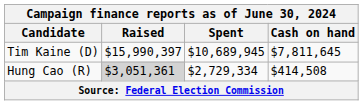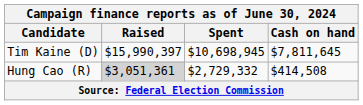(226, 52) $10,689,945 -> (226, 52) $10,698,945
(223, 71) $2,729,334 -> (223, 71) $2,729,332
